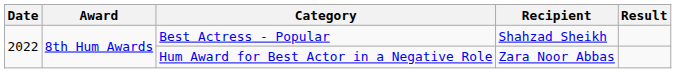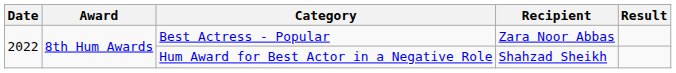(553, 36) Shahzad Sheikh -> (557, 36) Zara Noor Abbas
(557, 57) Zara Noor Abbas -> (553, 57) Shahzad Sheikh
